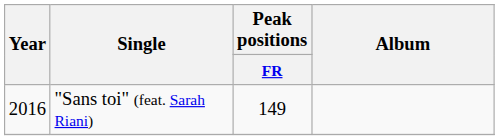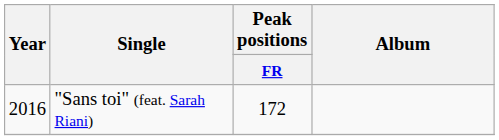(272, 109) 149 -> (272, 109) 172
